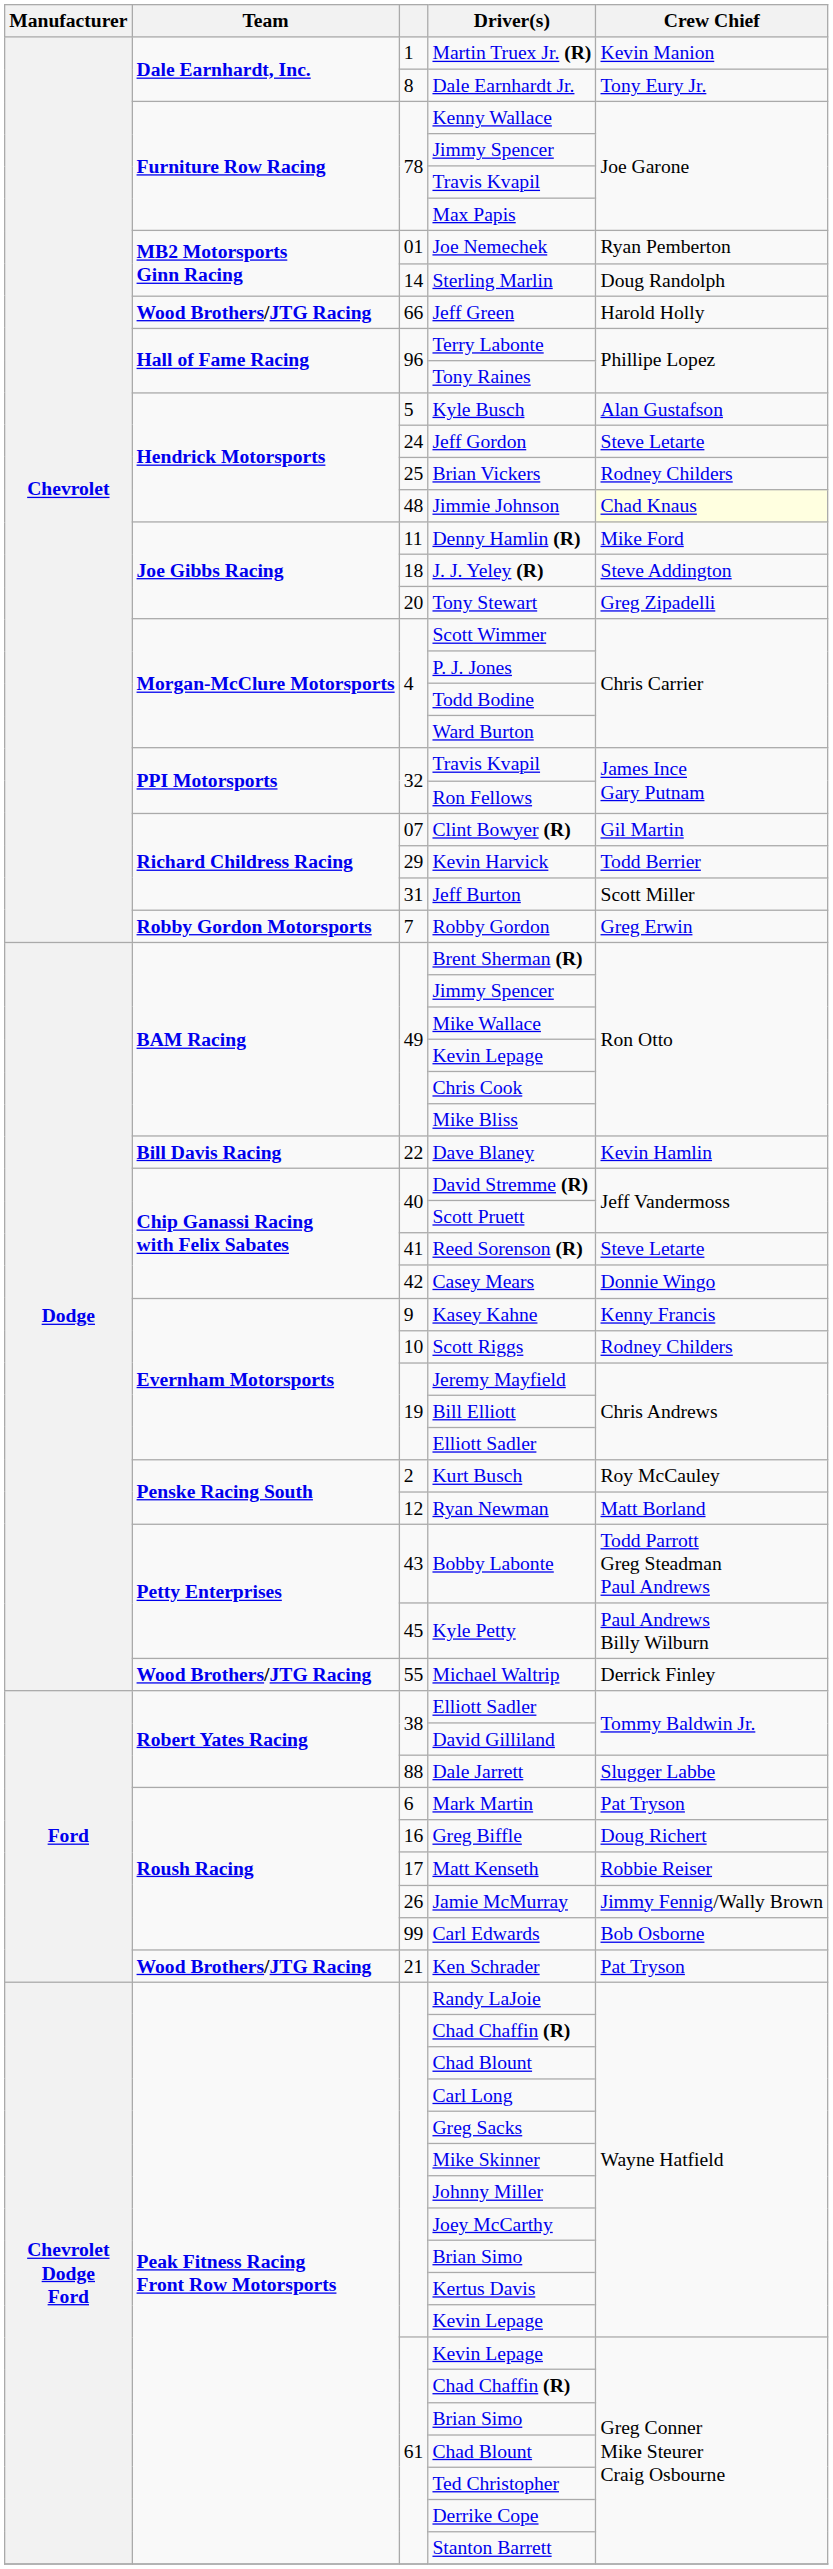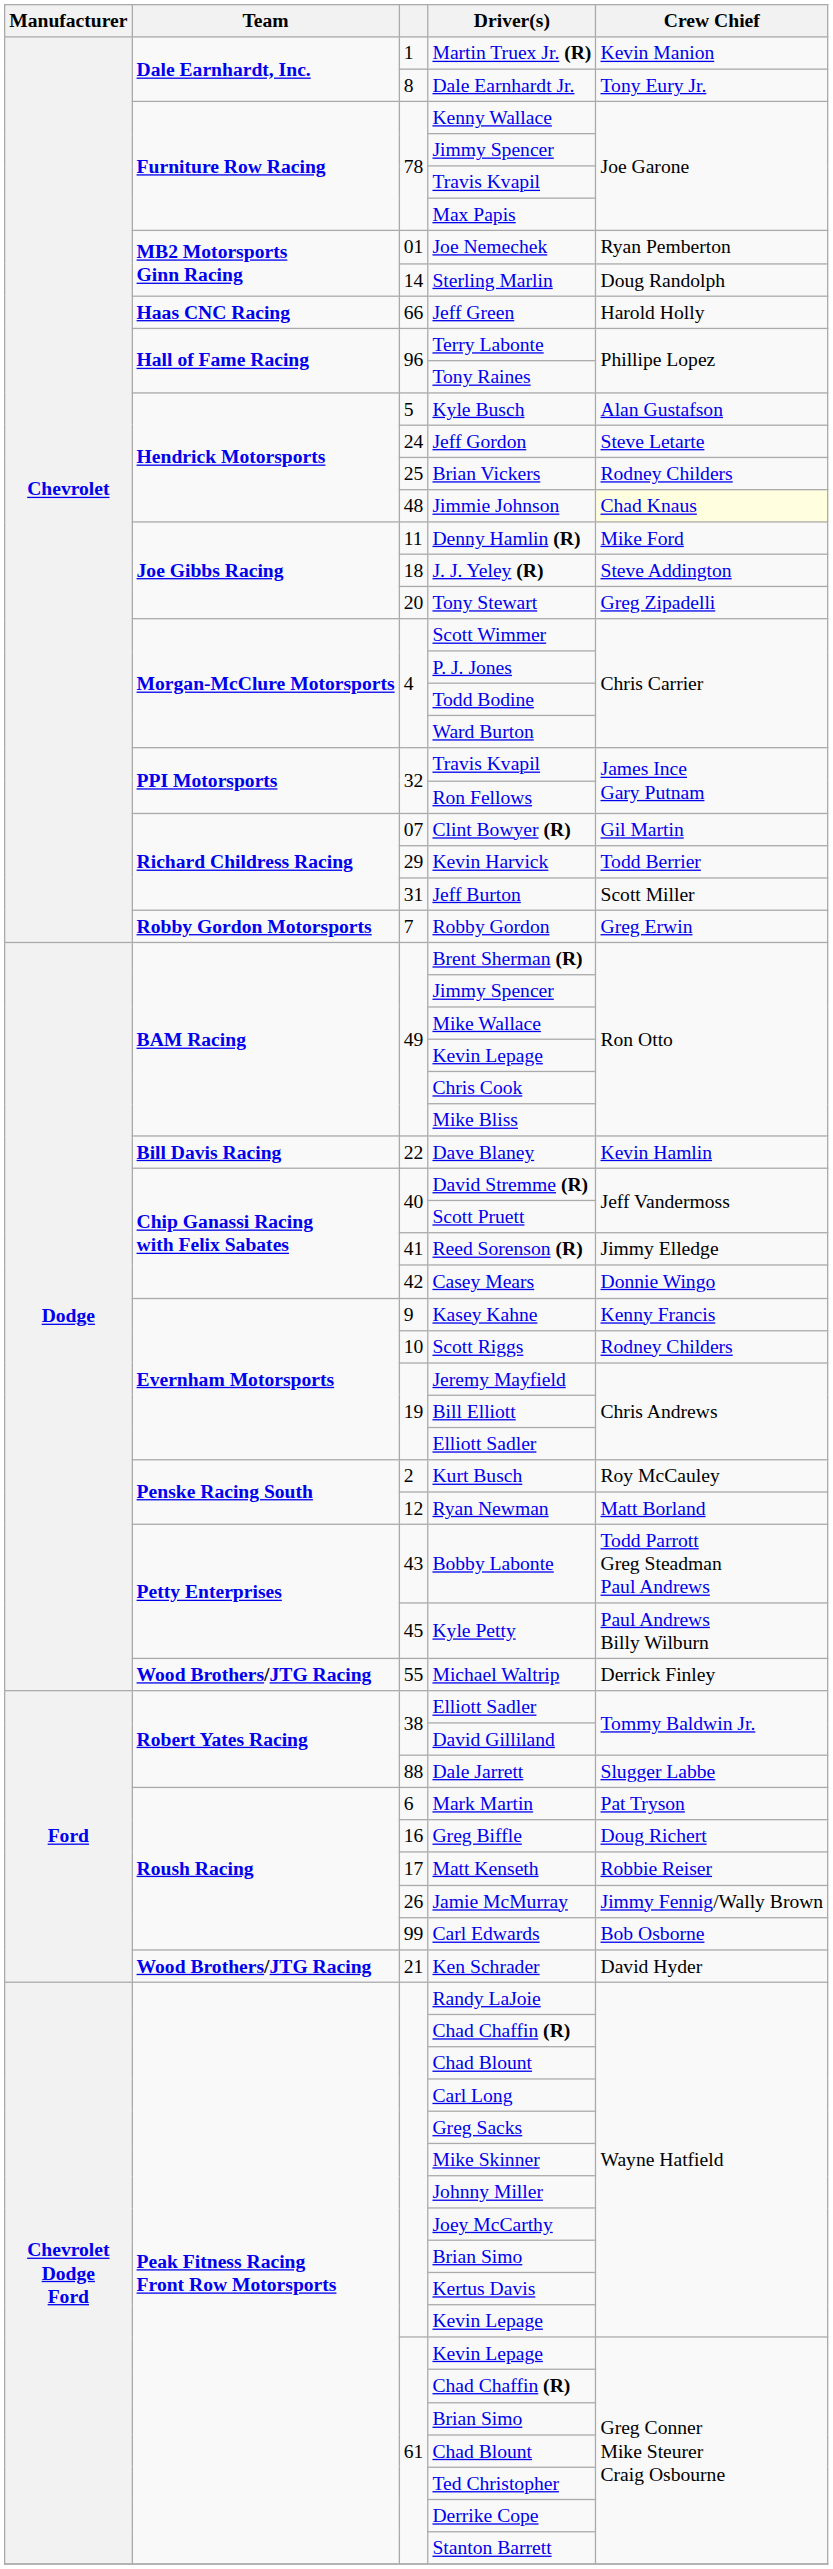(254, 311) Wood Brothers/JTG Racing -> (213, 311) Haas CNC Racing
(652, 1249) Steve Letarte -> (660, 1249) Jimmy Elledge
(643, 1965) Pat Tryson -> (651, 1965) David Hyder
